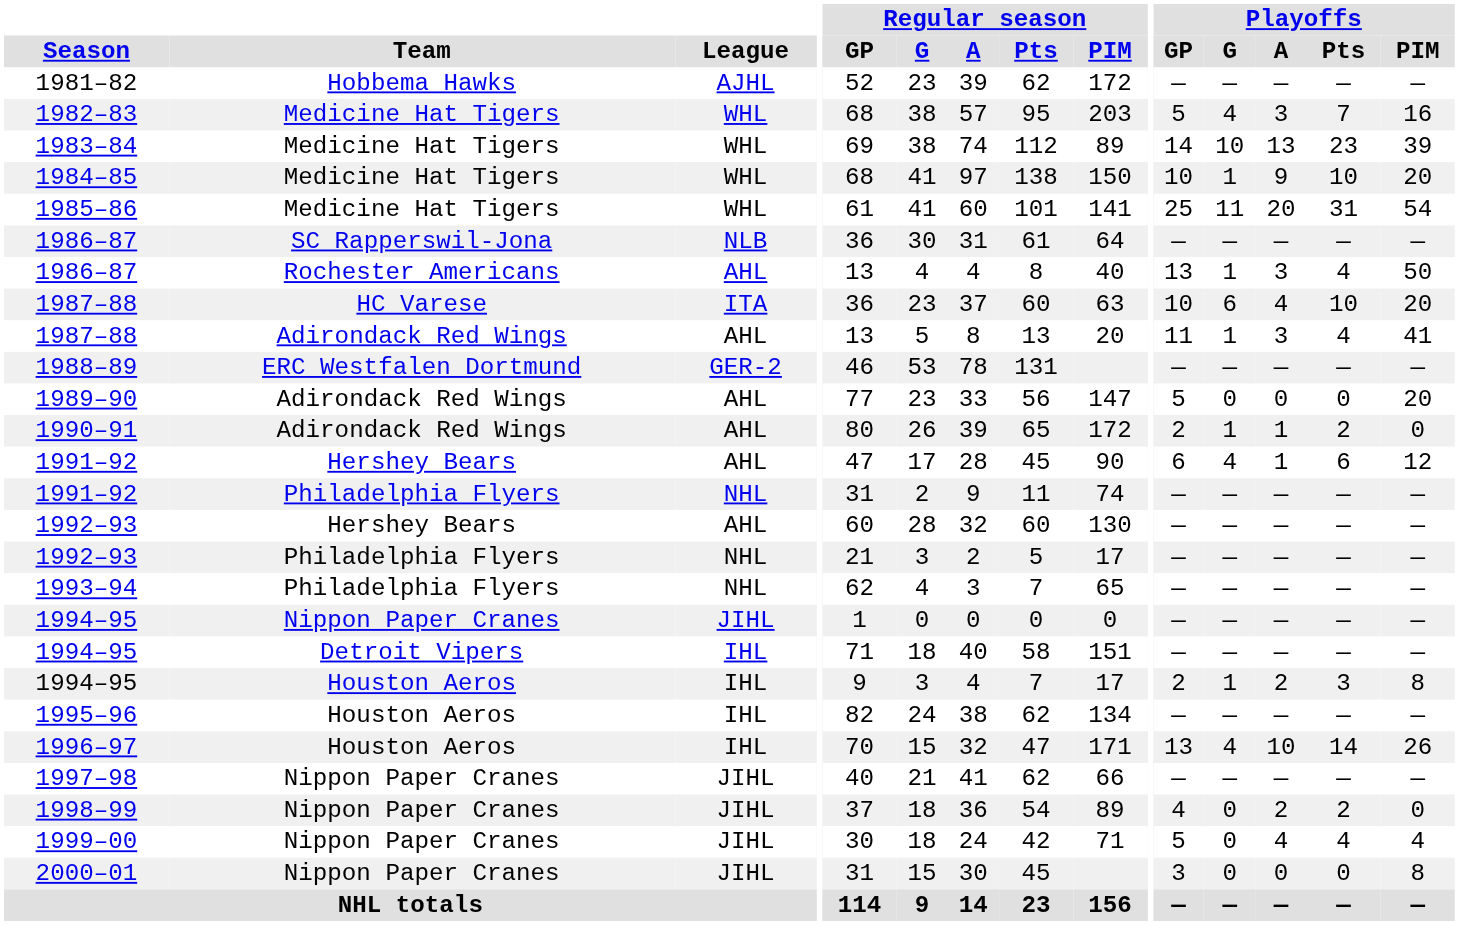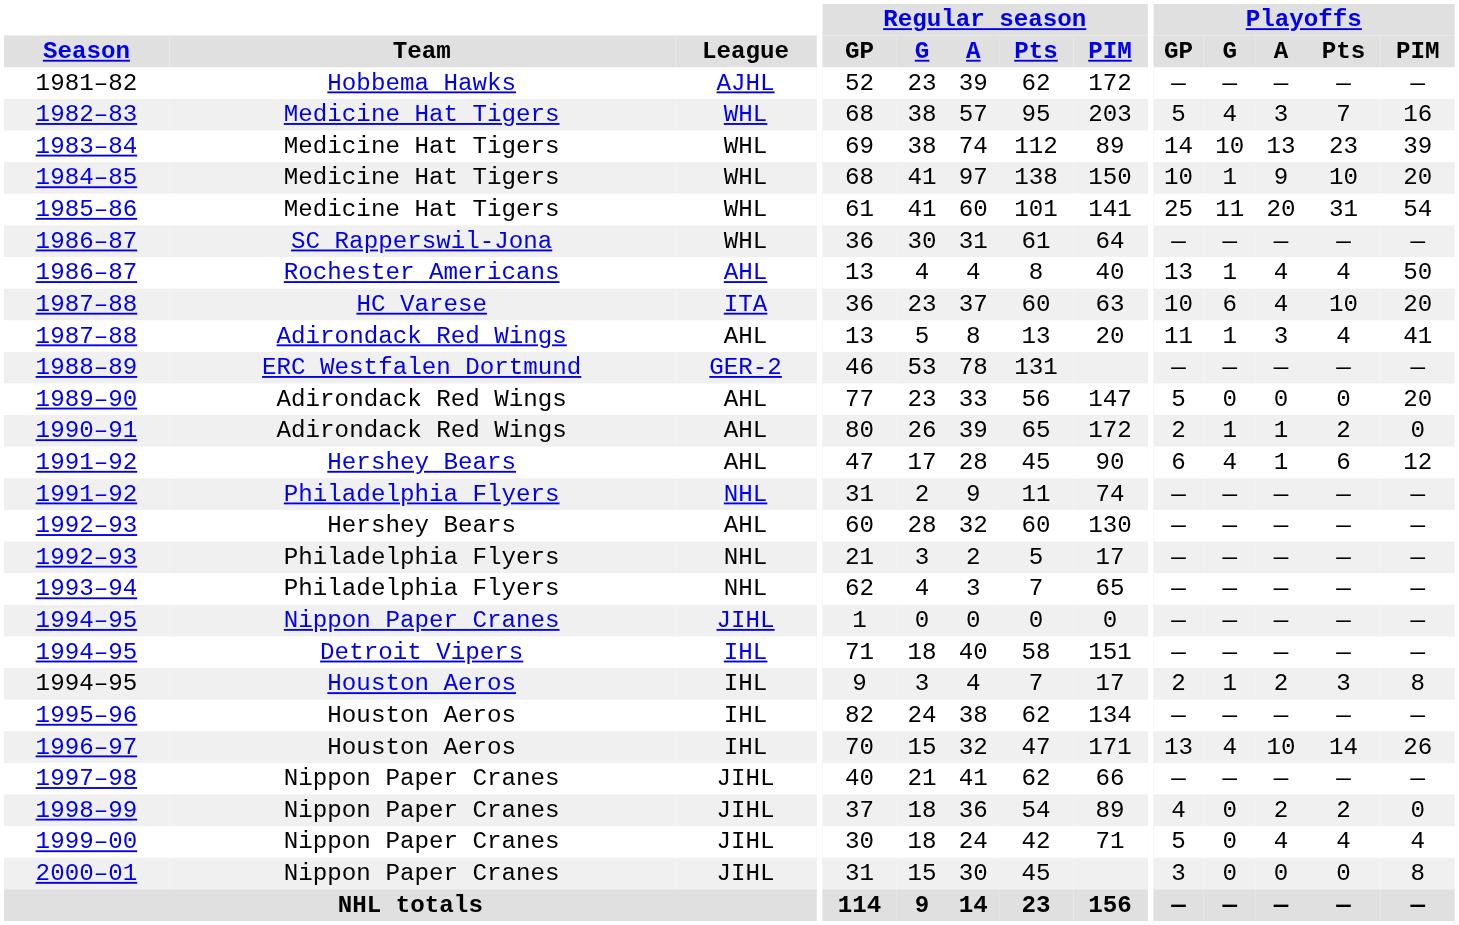(746, 241) NLB -> (746, 241) WHL
(1281, 273) 3 -> (1281, 273) 4
